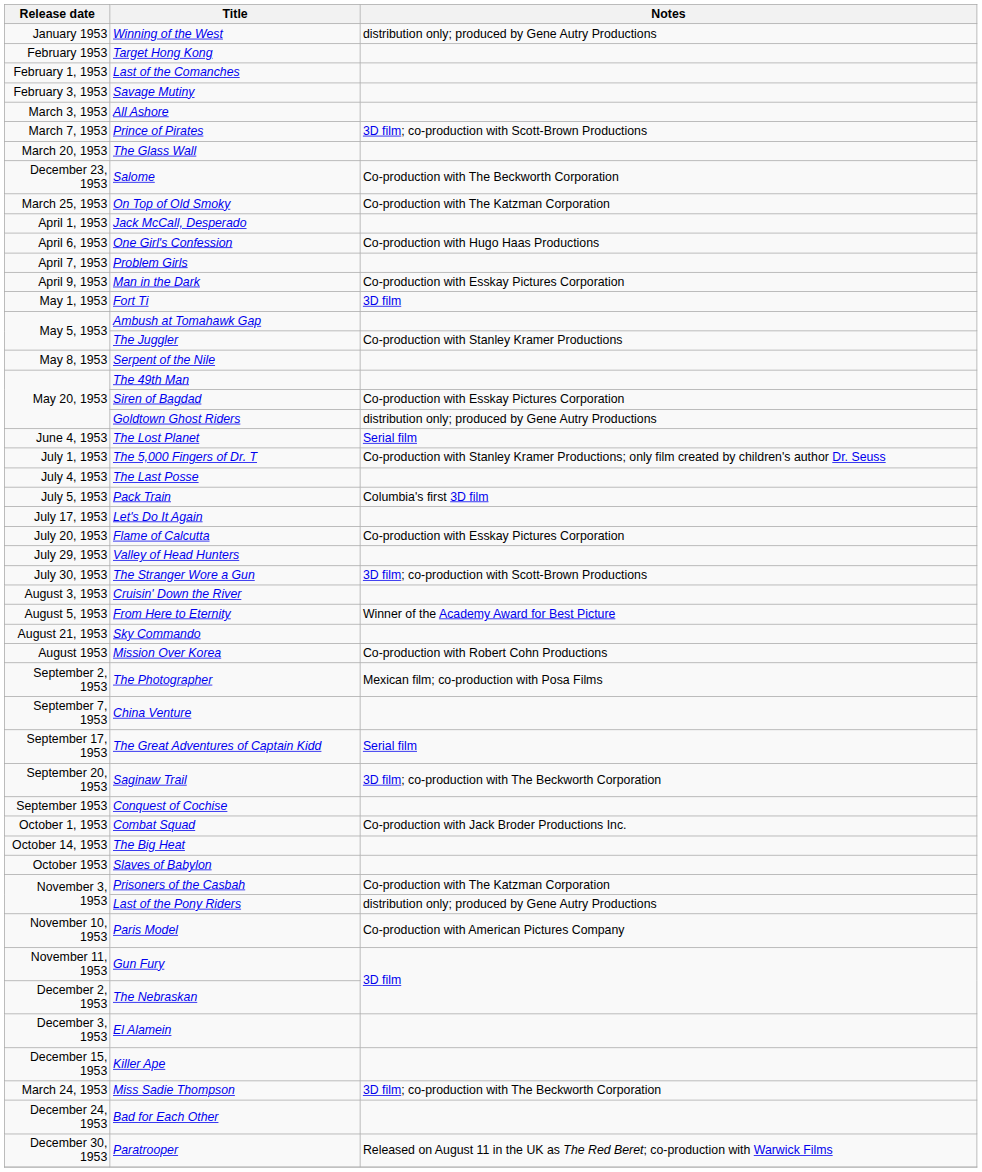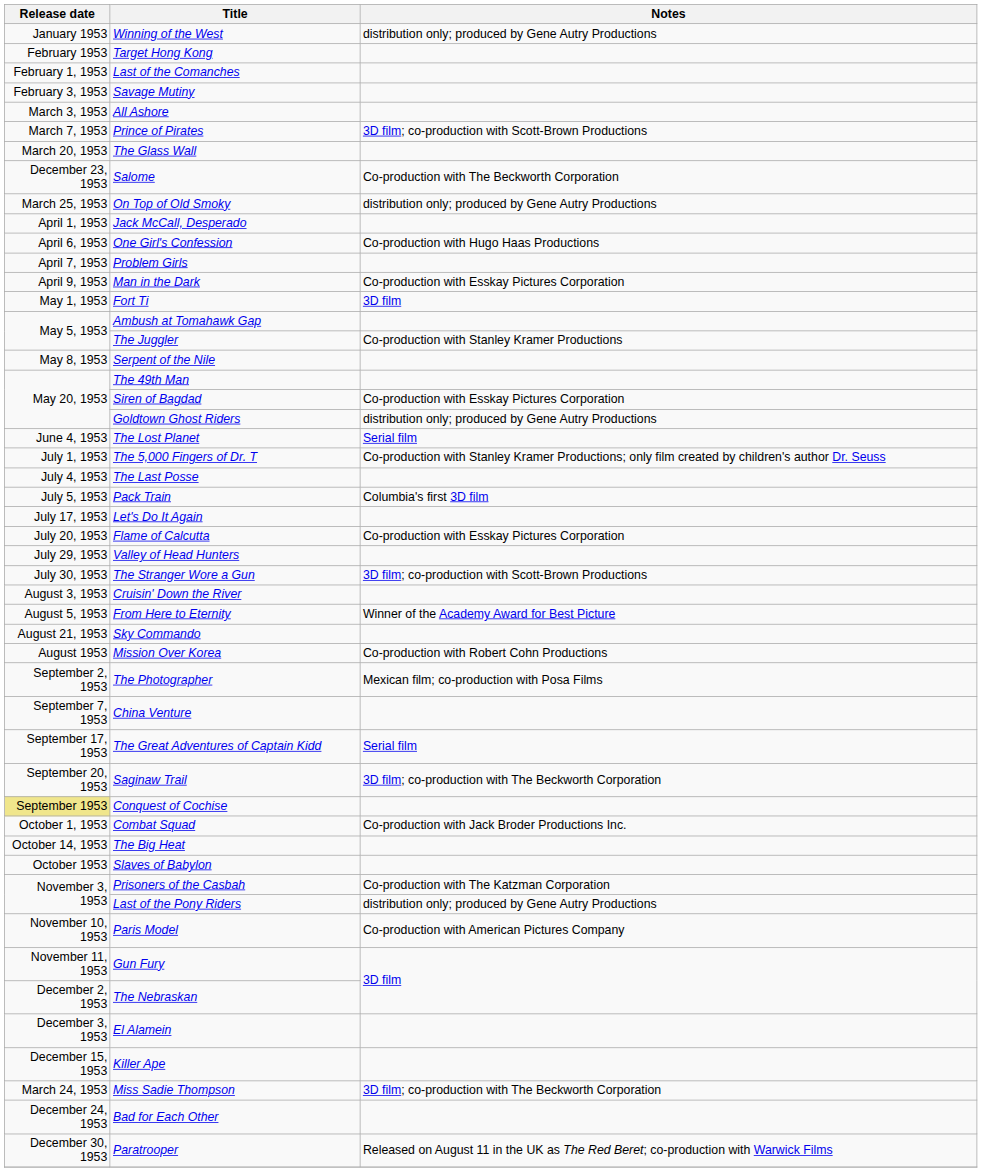(486, 203) Co-production with The Katzman Corporation -> (510, 203) distribution only; produced by Gene Autry Productions
(62, 806) no background -> (62, 806) khaki background
